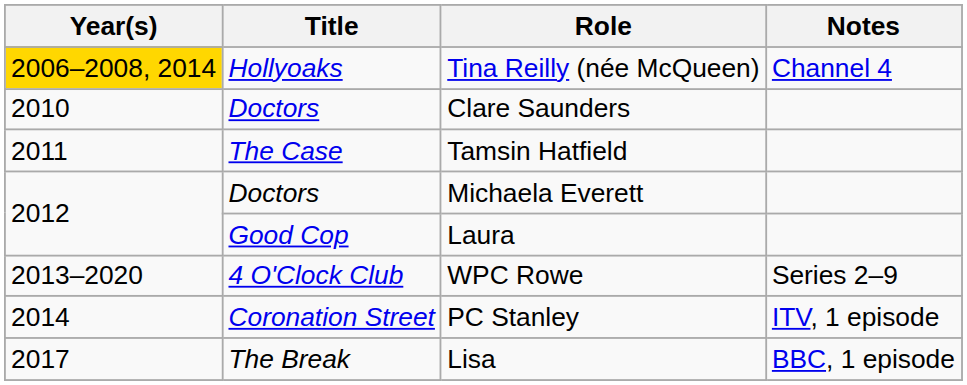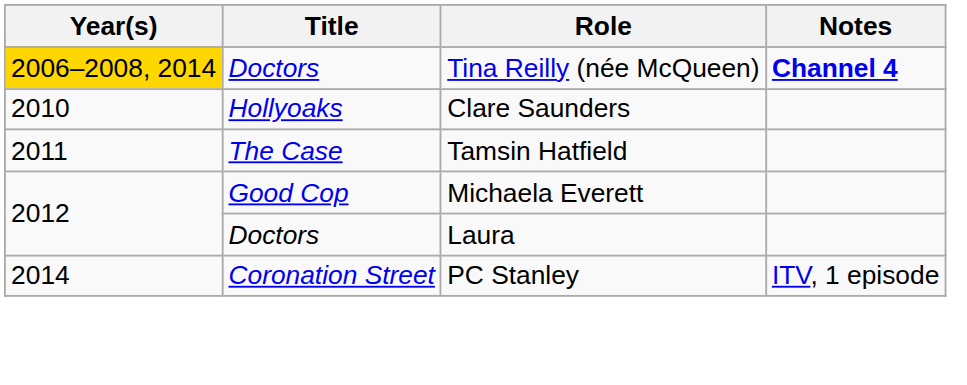(286, 68) Hollyoaks -> (274, 68) Doctors
(832, 68) normal -> (835, 68) bold
(274, 109) Doctors -> (286, 109) Hollyoaks
(274, 193) Doctors -> (289, 193) Good Cop
(289, 234) Good Cop -> (274, 234) Doctors
- row: (515, 276)
- row: (471, 359)
